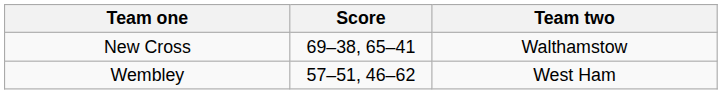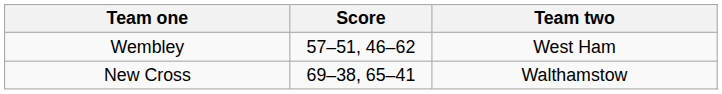rows swapped: (147, 74) <-> (147, 46)
